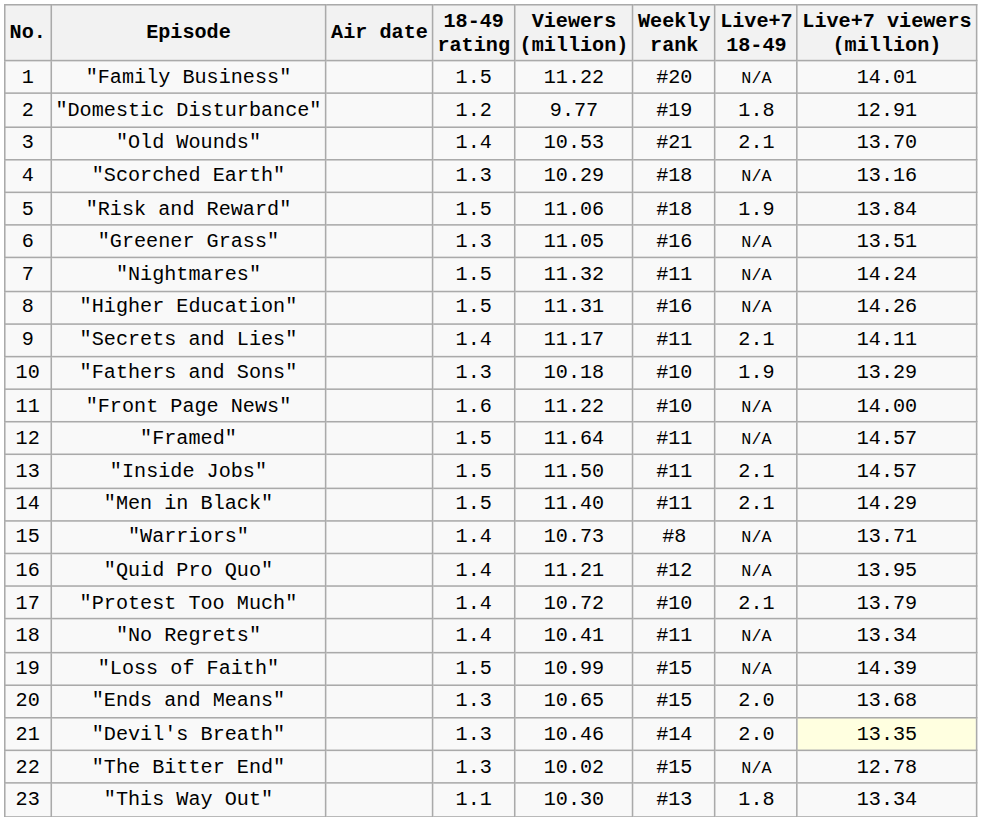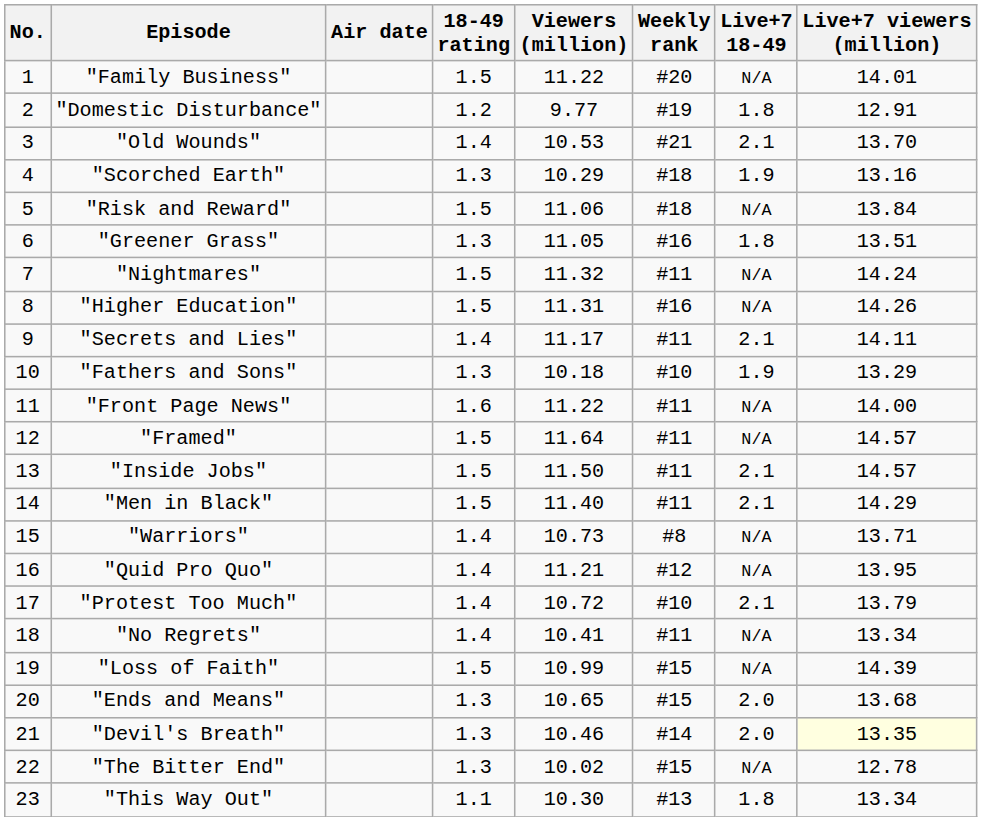(756, 176) N/A -> (756, 176) 1.9
(756, 209) 1.9 -> (756, 209) N/A
(756, 241) N/A -> (756, 241) 1.8
(674, 406) #10 -> (674, 406) #11
